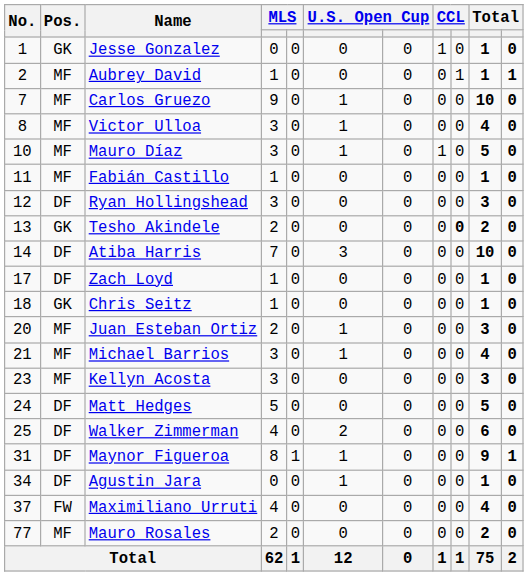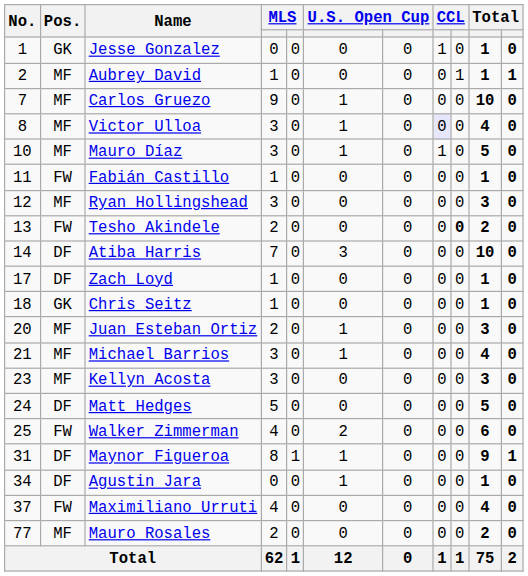(442, 126) no background -> (442, 126) lavender background
(63, 177) MF -> (63, 177) FW
(63, 203) DF -> (63, 203) MF
(63, 228) GK -> (63, 228) FW
(63, 432) DF -> (63, 432) FW
